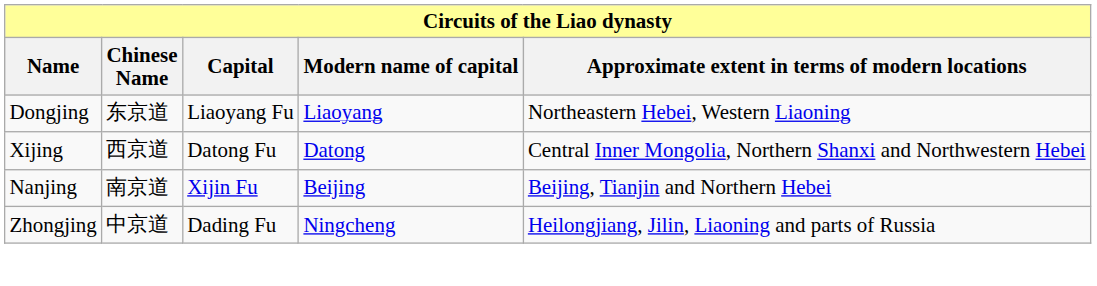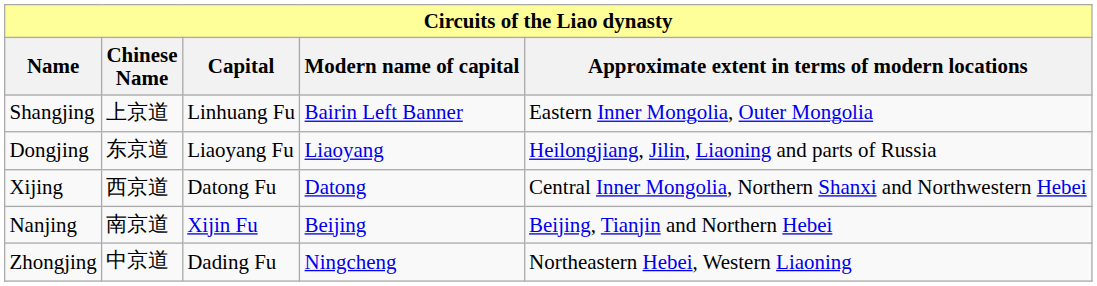+ row: (52, 113)
(689, 113) Northeastern Hebei, Western Liaoning -> (733, 150) Heilongjiang, Jilin, Liaoning and parts of Russia
(732, 224) Heilongjiang, Jilin, Liaoning and parts of Russia -> (690, 261) Northeastern Hebei, Western Liaoning
